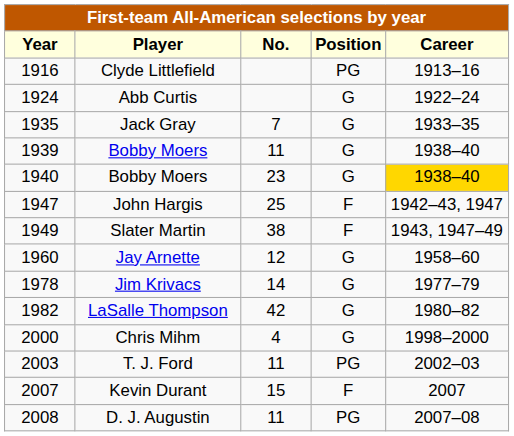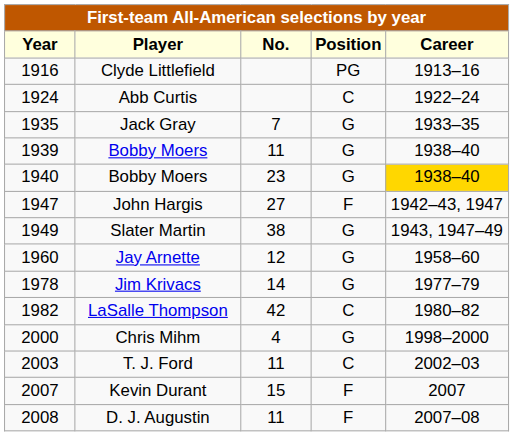(348, 97) G -> (348, 97) C
(276, 204) 25 -> (276, 204) 27
(348, 230) F -> (348, 230) G
(348, 310) G -> (348, 310) C
(348, 364) PG -> (348, 364) C
(348, 417) PG -> (348, 417) F
